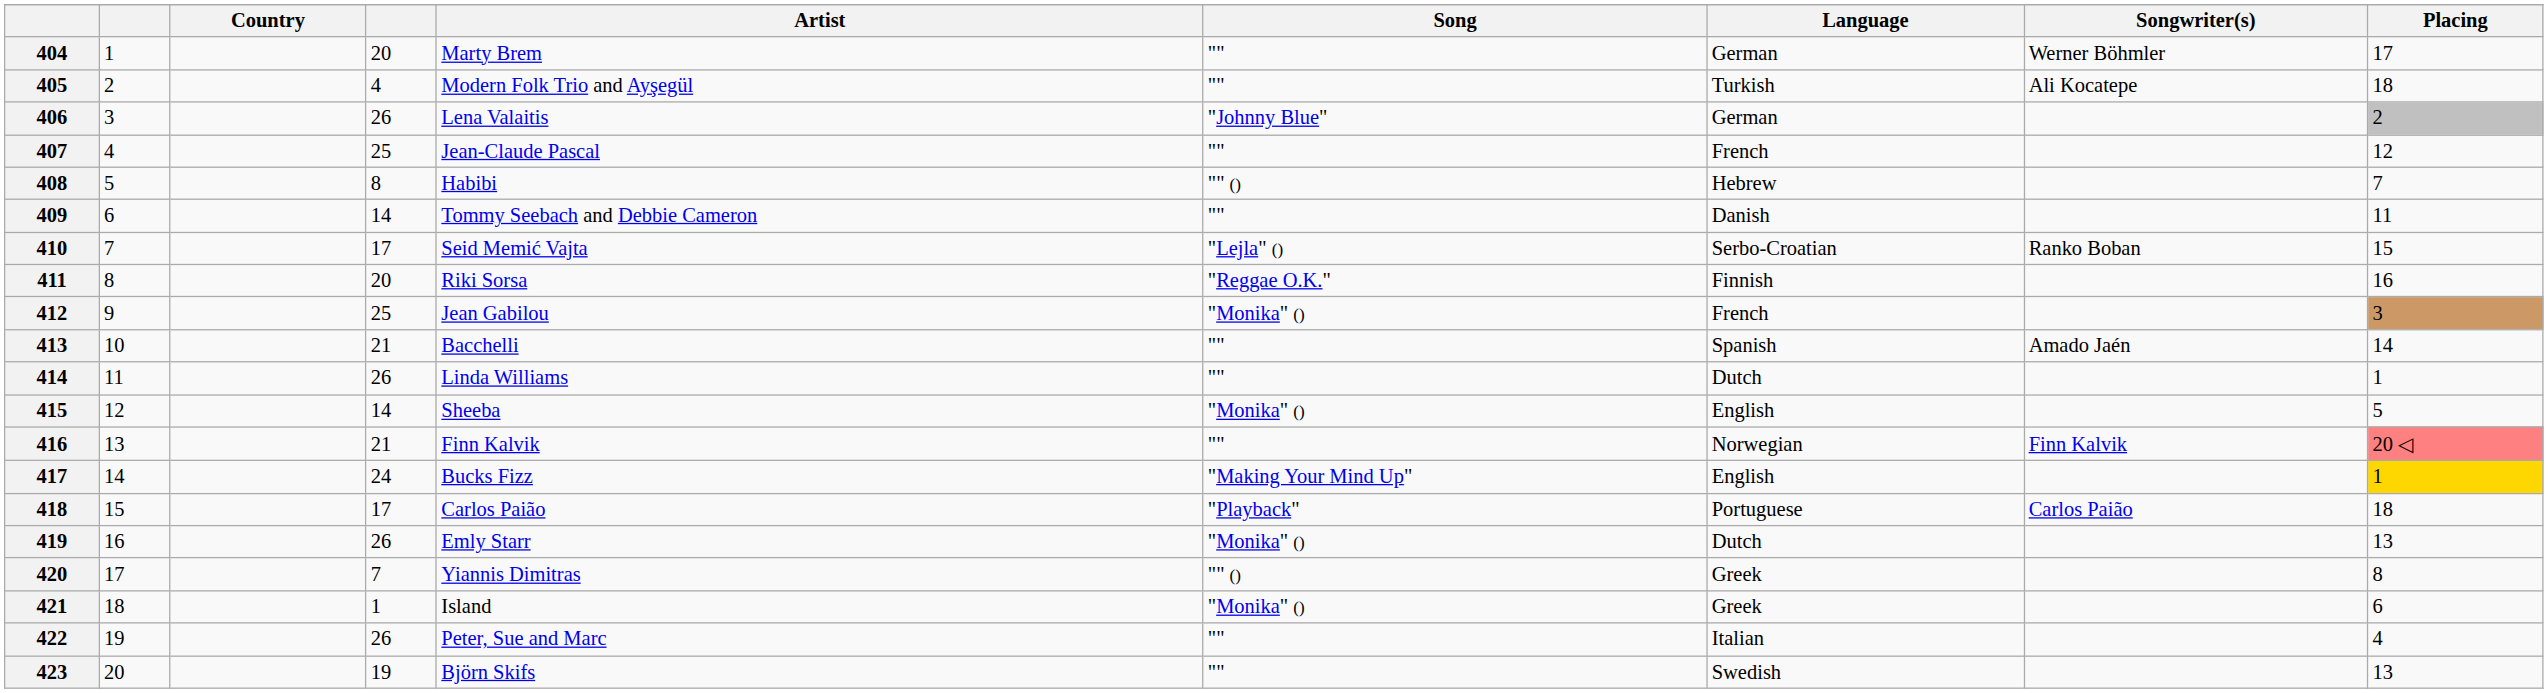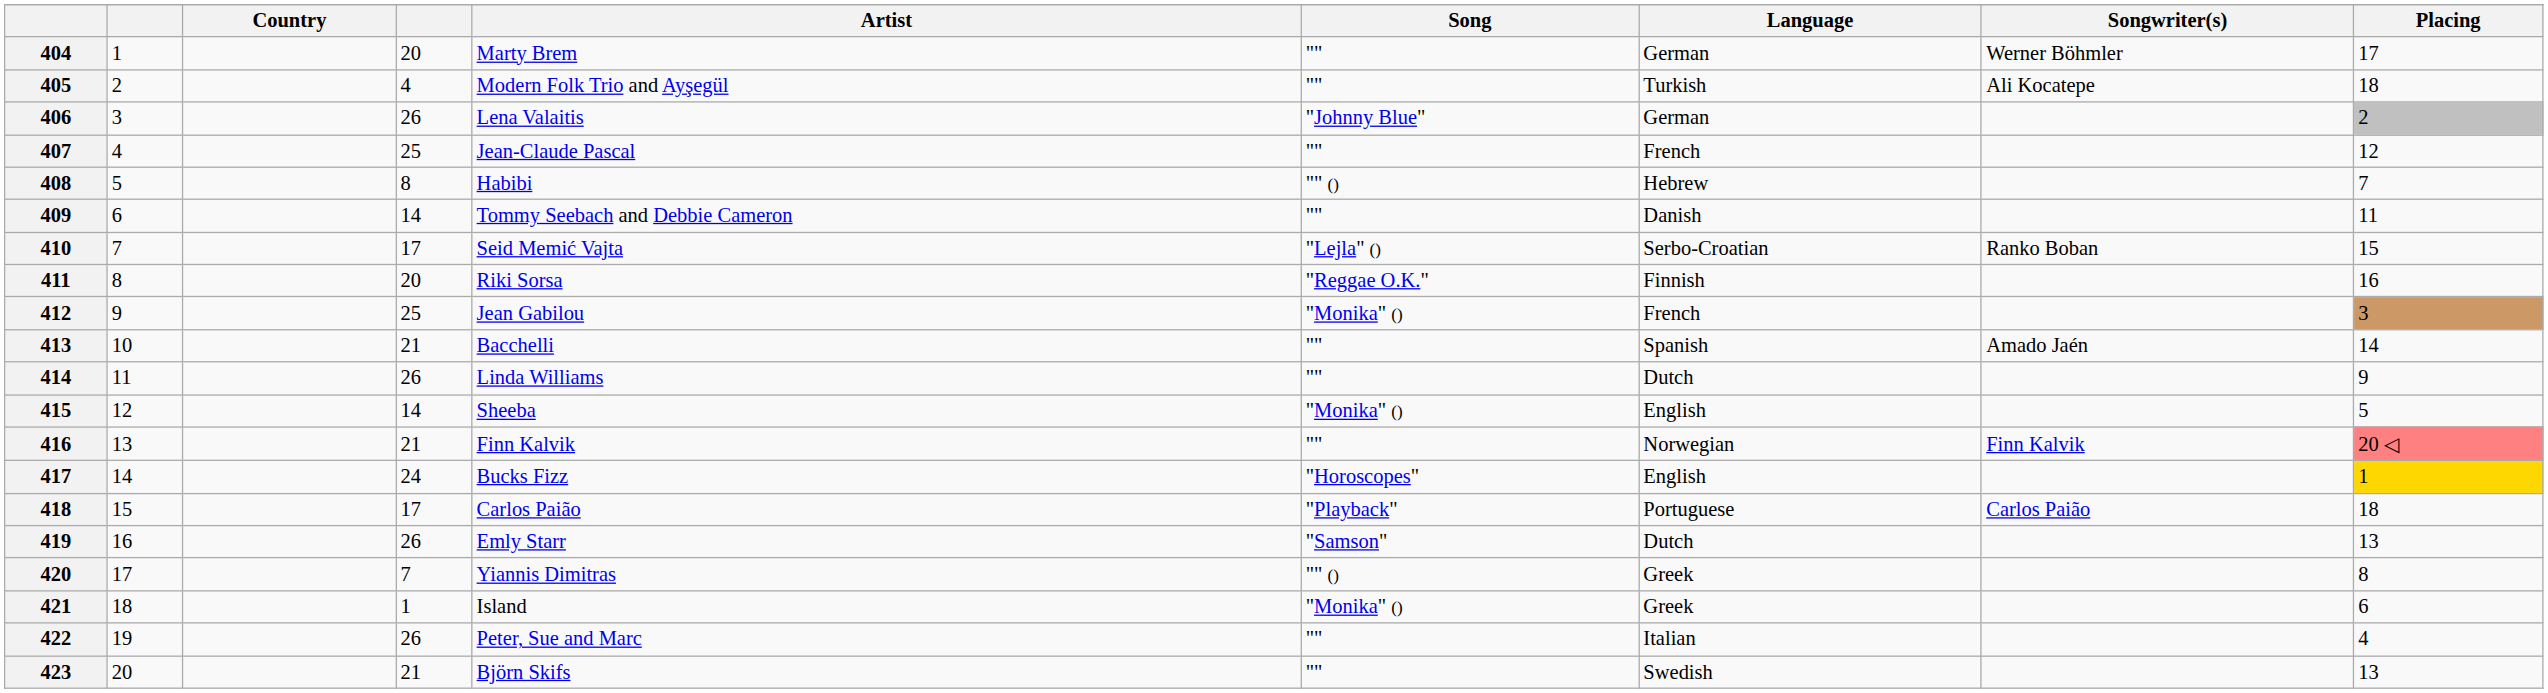(2378, 378) 1 -> (2363, 378) 9
(1310, 476) "Making Your Mind Up" -> (1362, 476) "Horoscopes"
(1256, 541) "Monika" () -> (1346, 541) "Samson"
(381, 671) 19 -> (411, 671) 21
